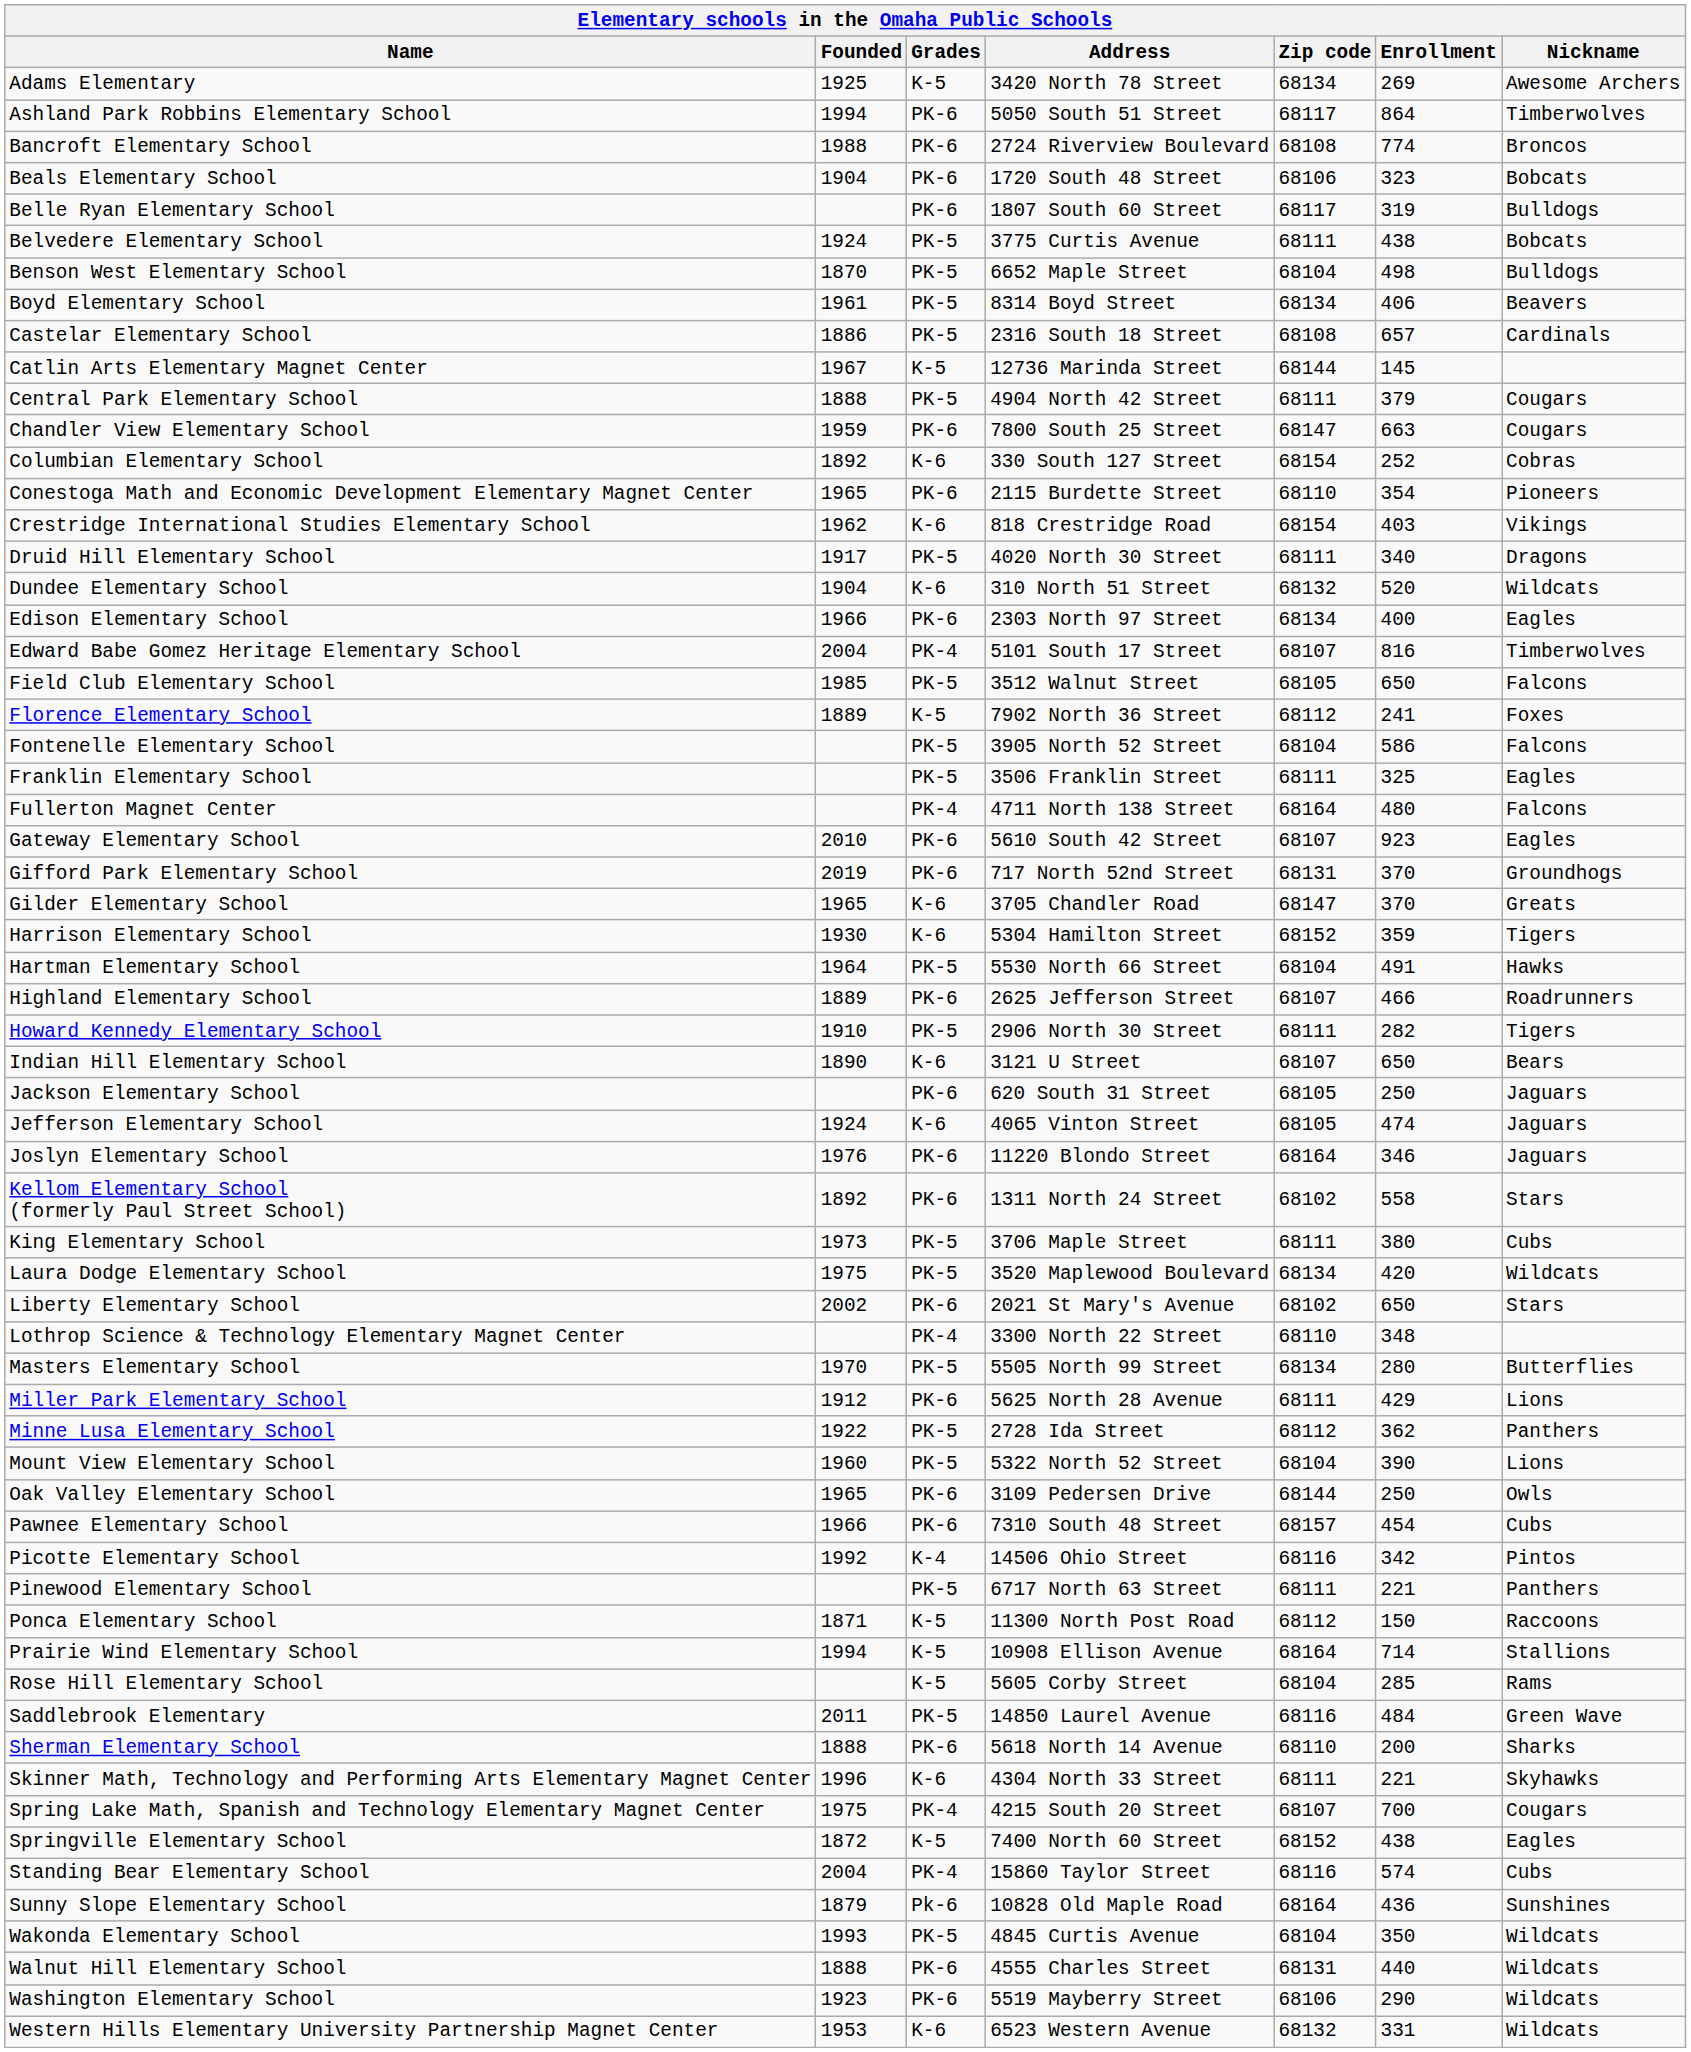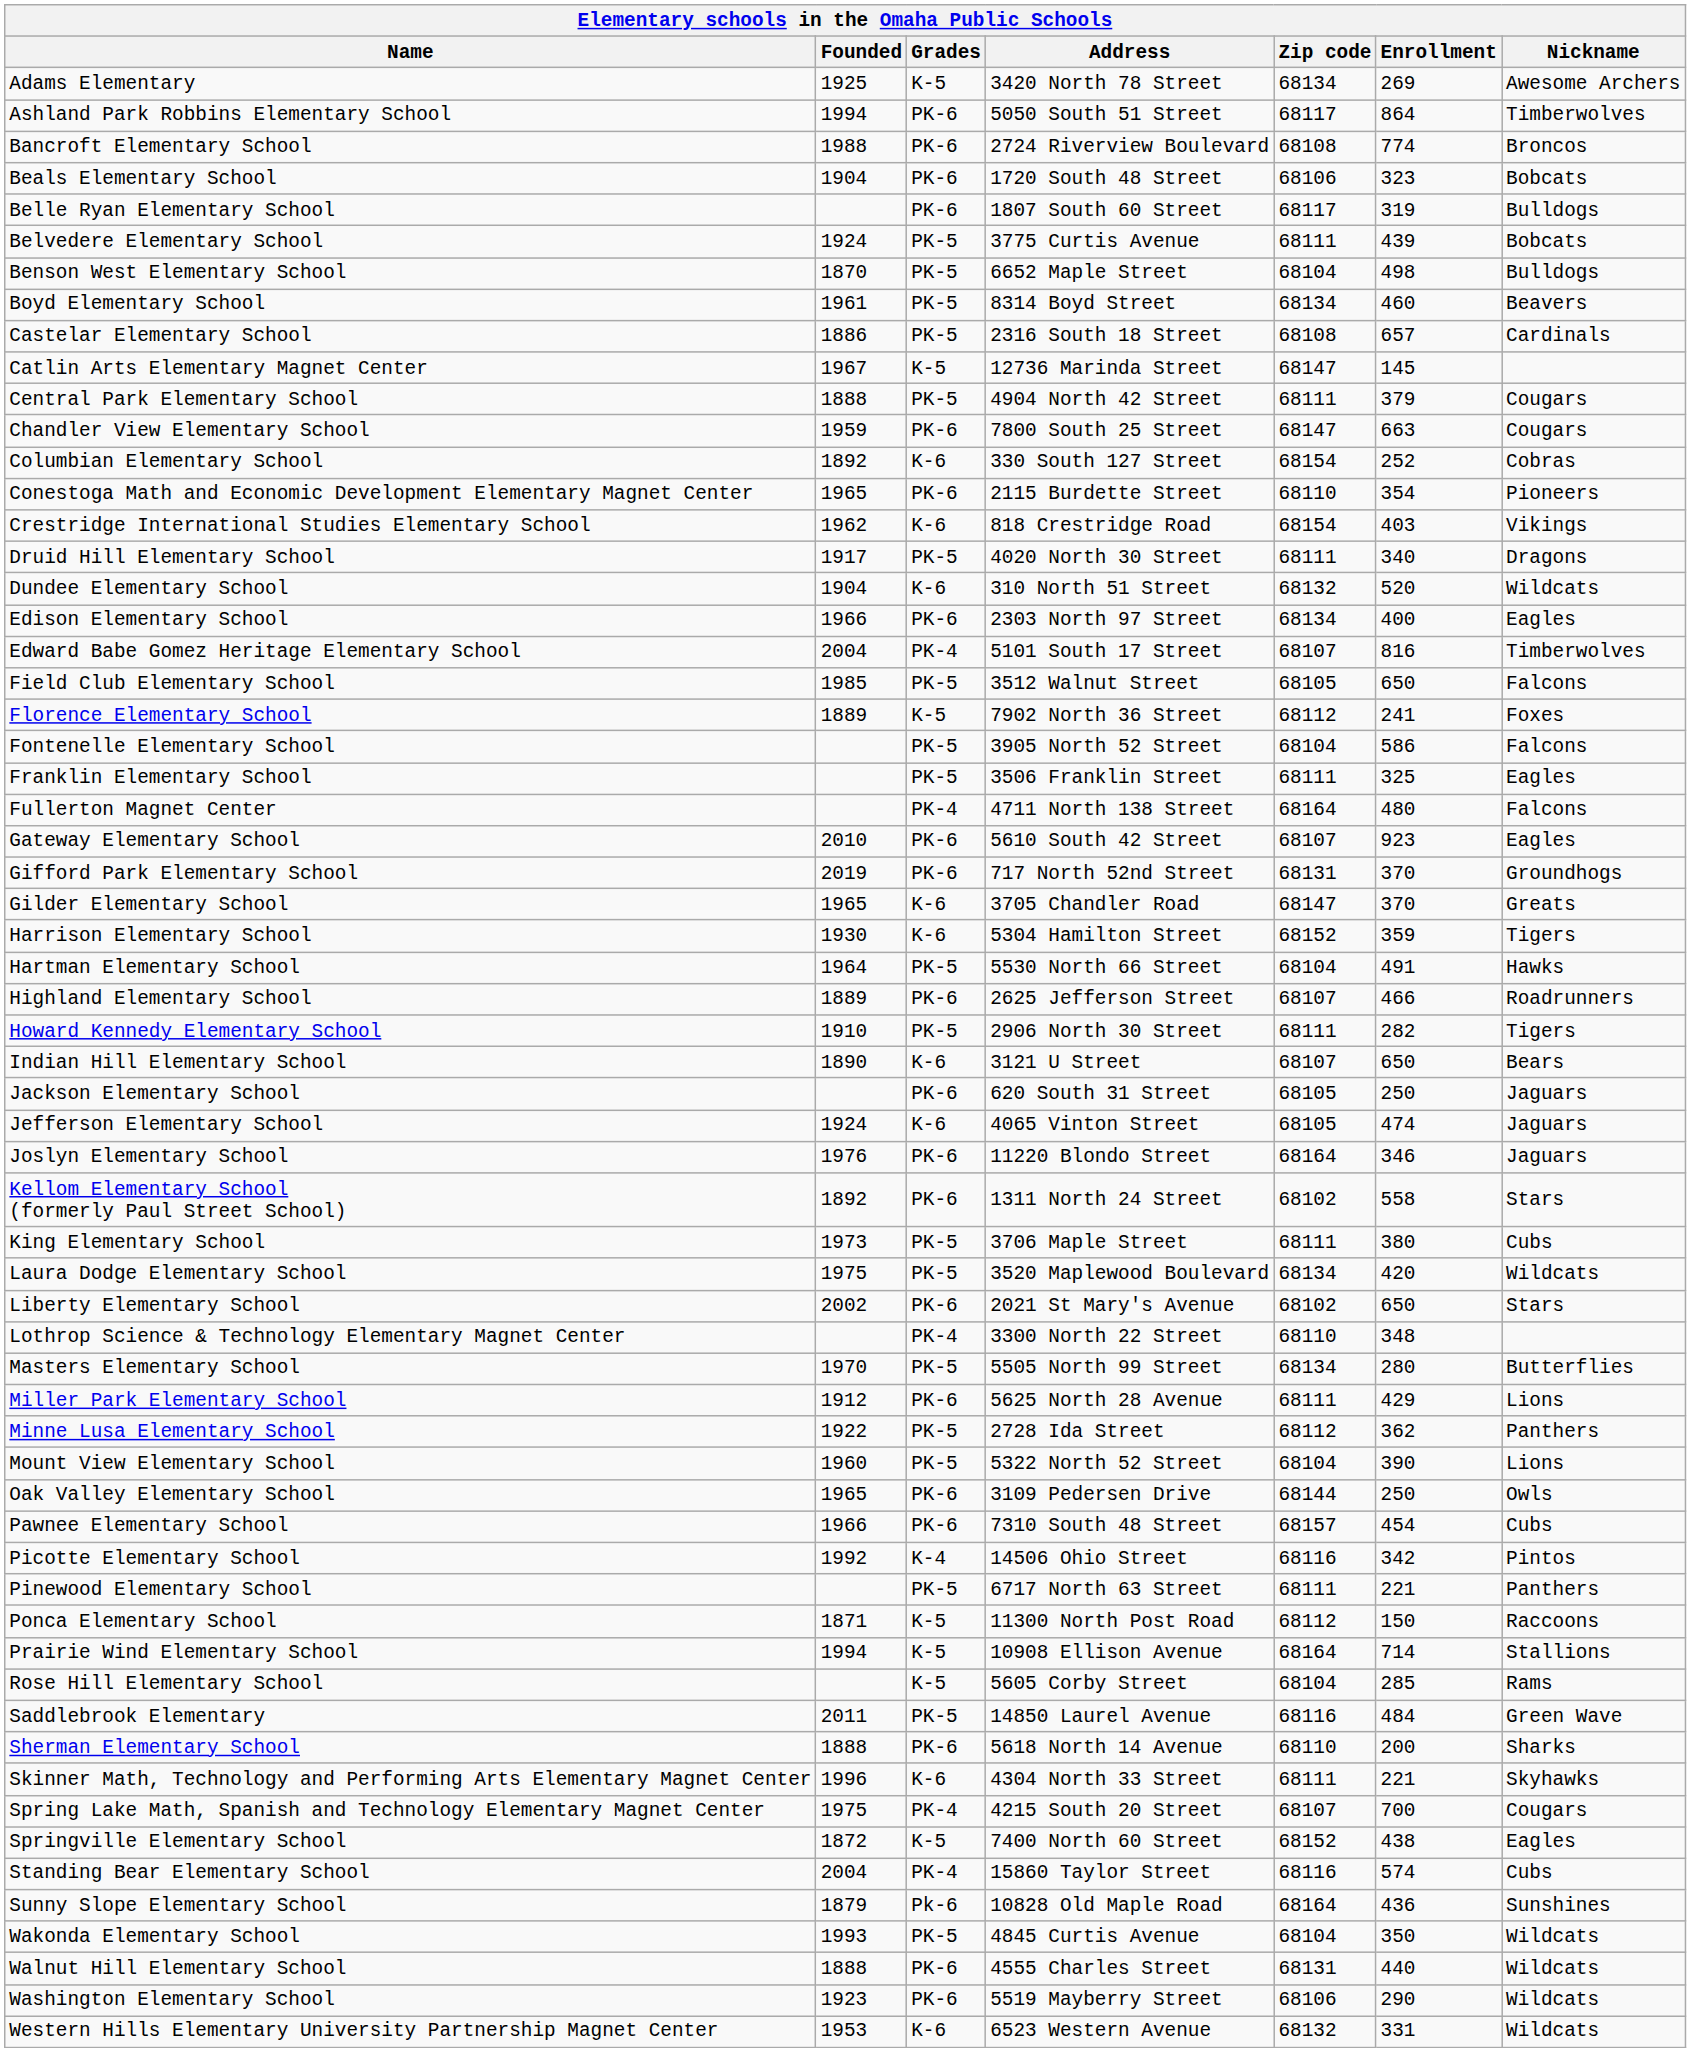(1398, 242) 438 -> (1398, 242) 439
(1398, 305) 406 -> (1398, 305) 460
(1307, 368) 68144 -> (1307, 368) 68147
